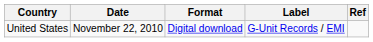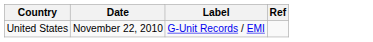- column: (205, 12)
